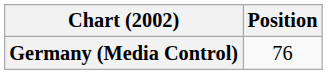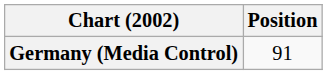(282, 52) 76 -> (282, 52) 91
